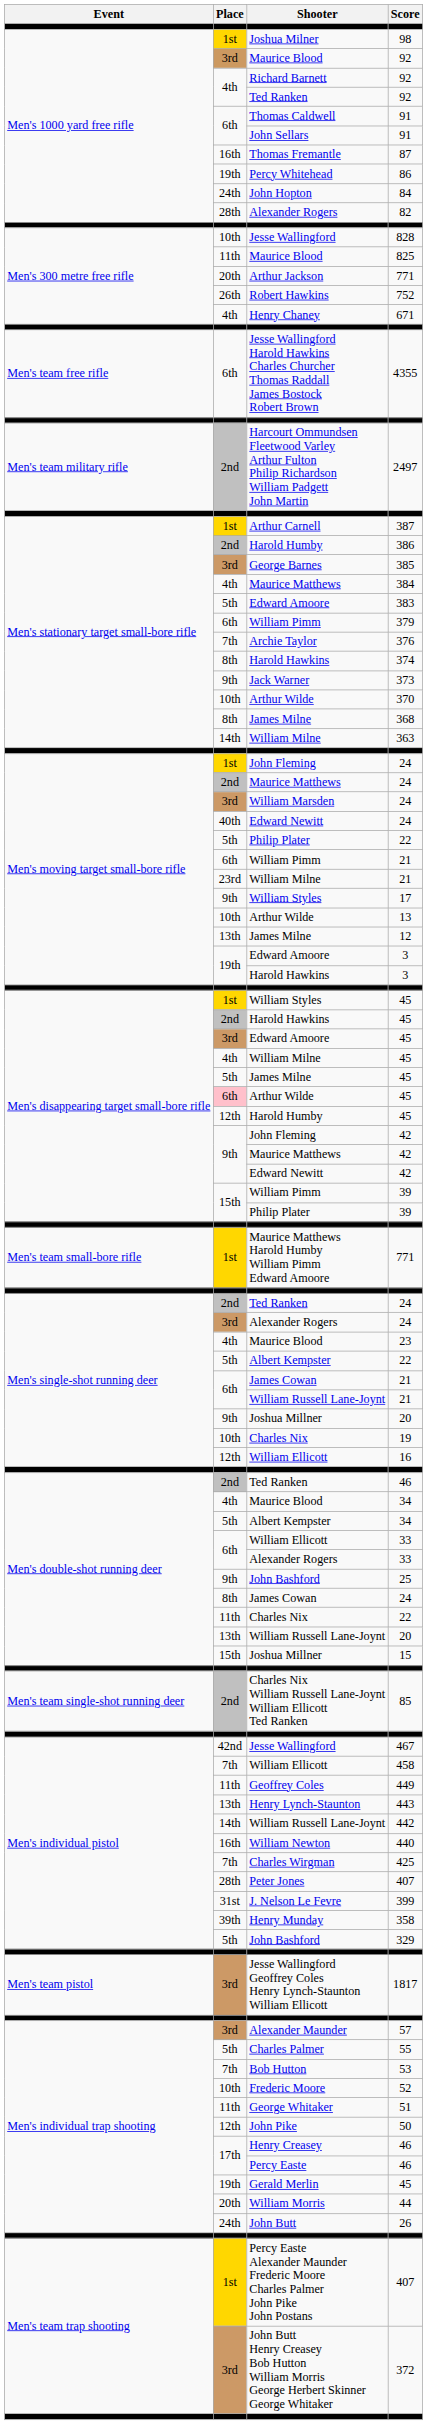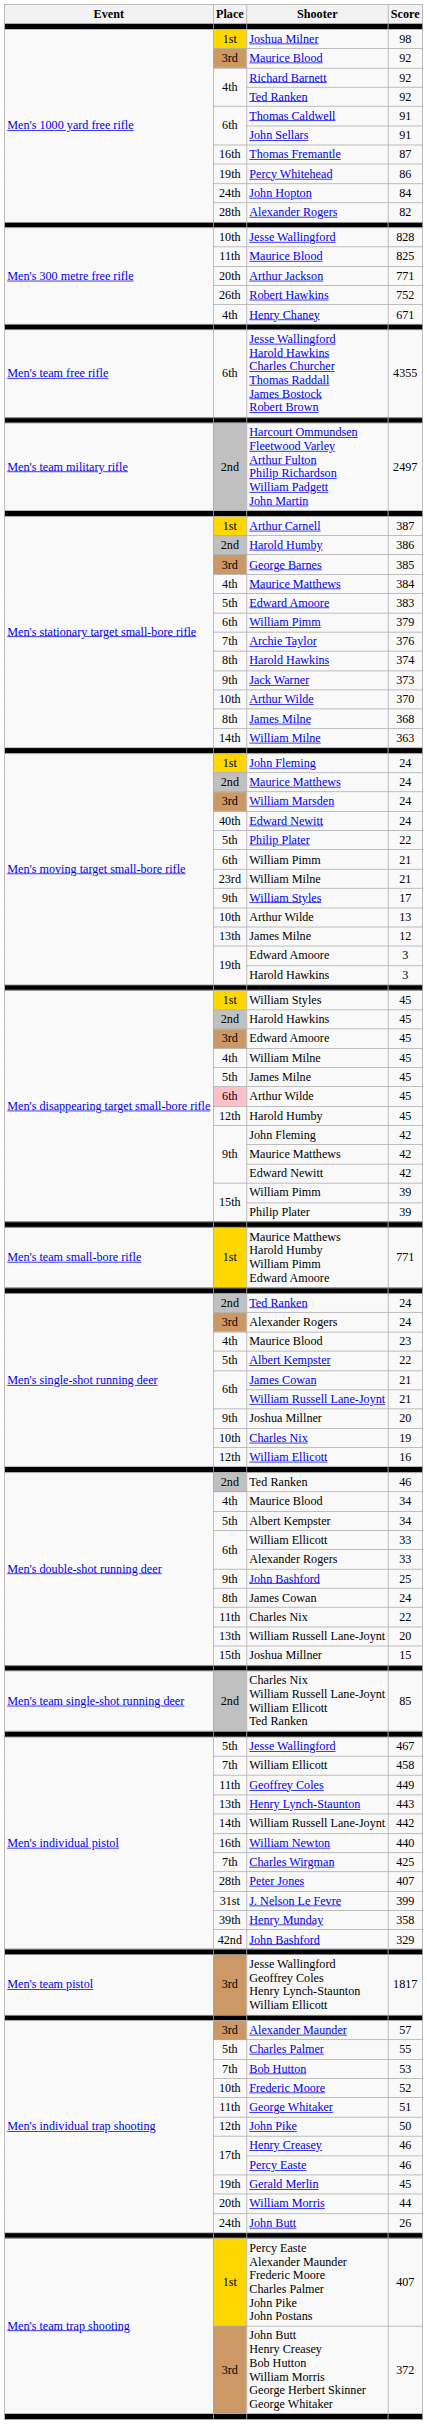(230, 1746) 42nd -> (230, 1746) 5th
(230, 1939) 5th -> (230, 1939) 42nd
